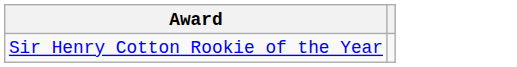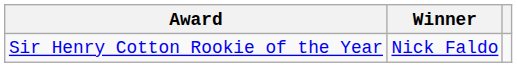+ column: (445, 19)
